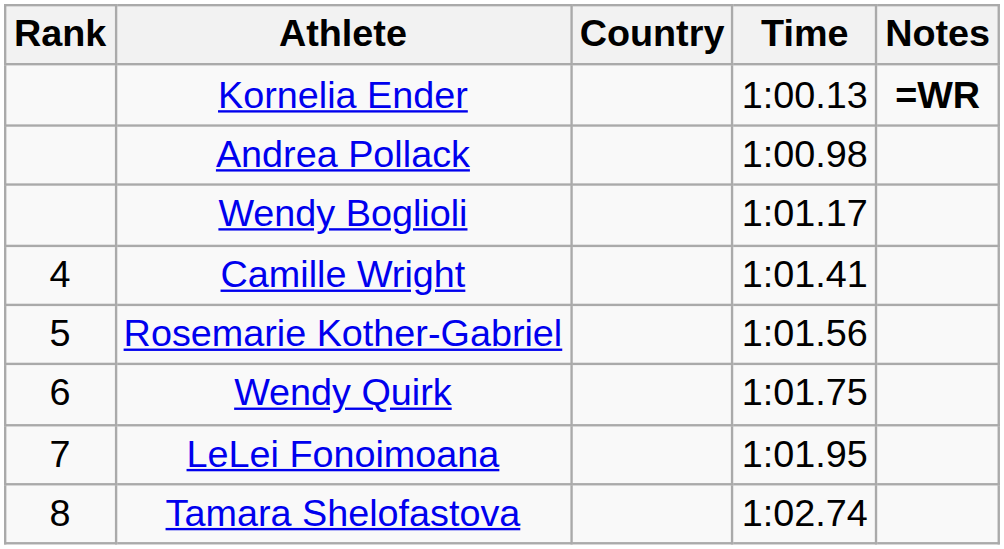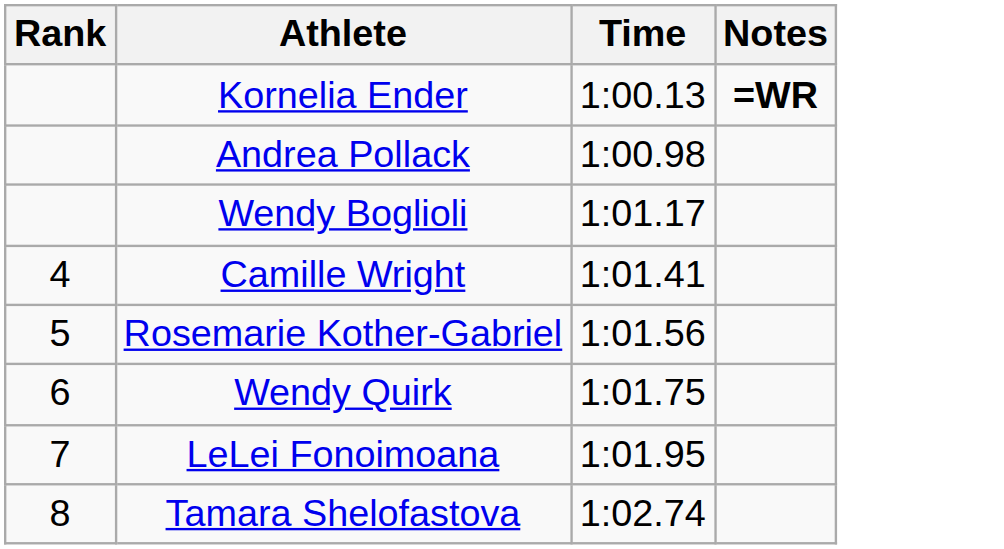- column: (652, 34)
